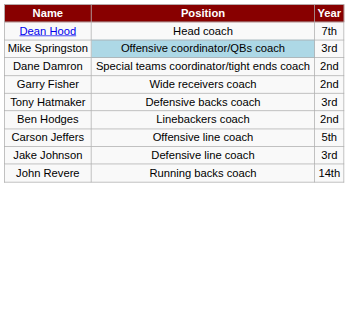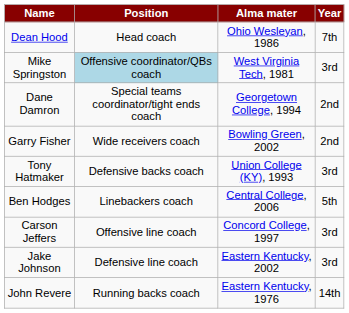+ column: (267, 13)
(329, 119) 2nd -> (330, 201) 5th
(329, 137) 5th -> (330, 232) 3rd
